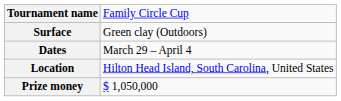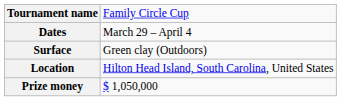rows swapped: (52, 50) <-> (52, 31)
